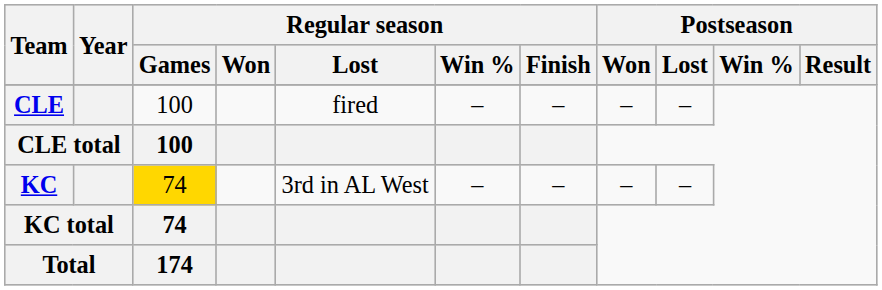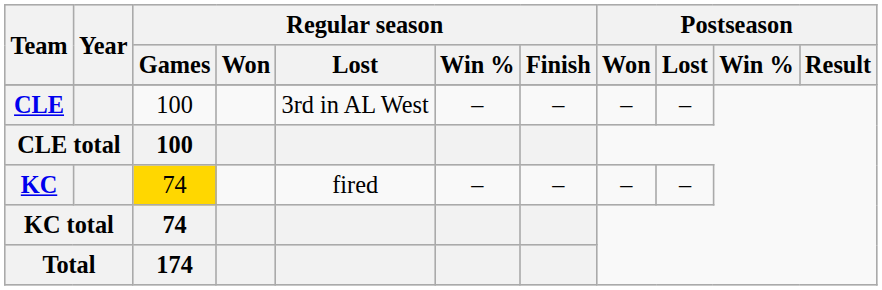(355, 104) fired -> (355, 104) 3rd in AL West
(355, 185) 3rd in AL West -> (355, 185) fired
